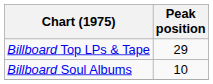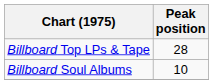(181, 49) 29 -> (181, 49) 28
